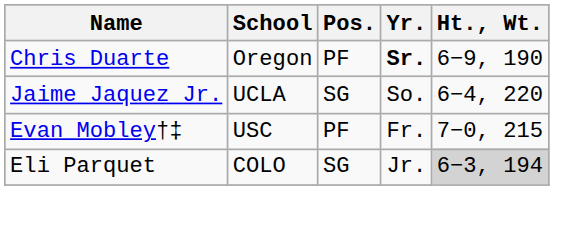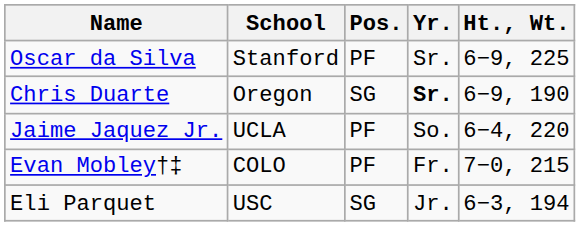+ row: (103, 59)
(336, 59) PF -> (363, 95) SG
(336, 95) SG -> (363, 131) PF
(253, 131) USC -> (259, 167) COLO
(259, 167) COLO -> (253, 203) USC
(490, 167) lightgrey background -> (516, 203) no background
